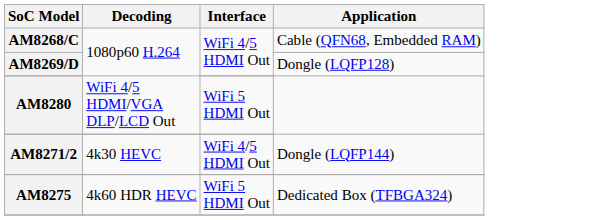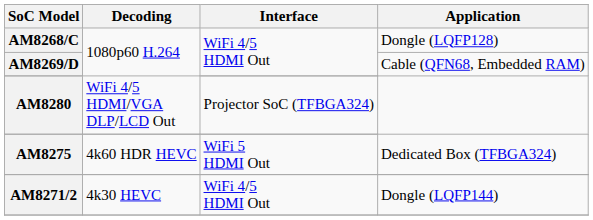(379, 40) Cable (QFN68, Embedded RAM) -> (440, 40) Dongle (LQFP128)
(336, 64) Dongle (LQFP128) -> (483, 64) Cable (QFN68, Embedded RAM)
(237, 104) WiFi 5 HDMI Out -> (289, 104) Projector SoC (TFBGA324)
rows swapped: (44, 154) <-> (44, 194)
